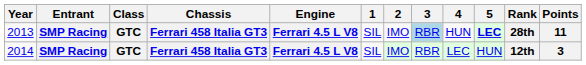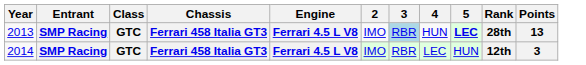- column: (372, 13)
(560, 32) 11 -> (537, 32) 13
